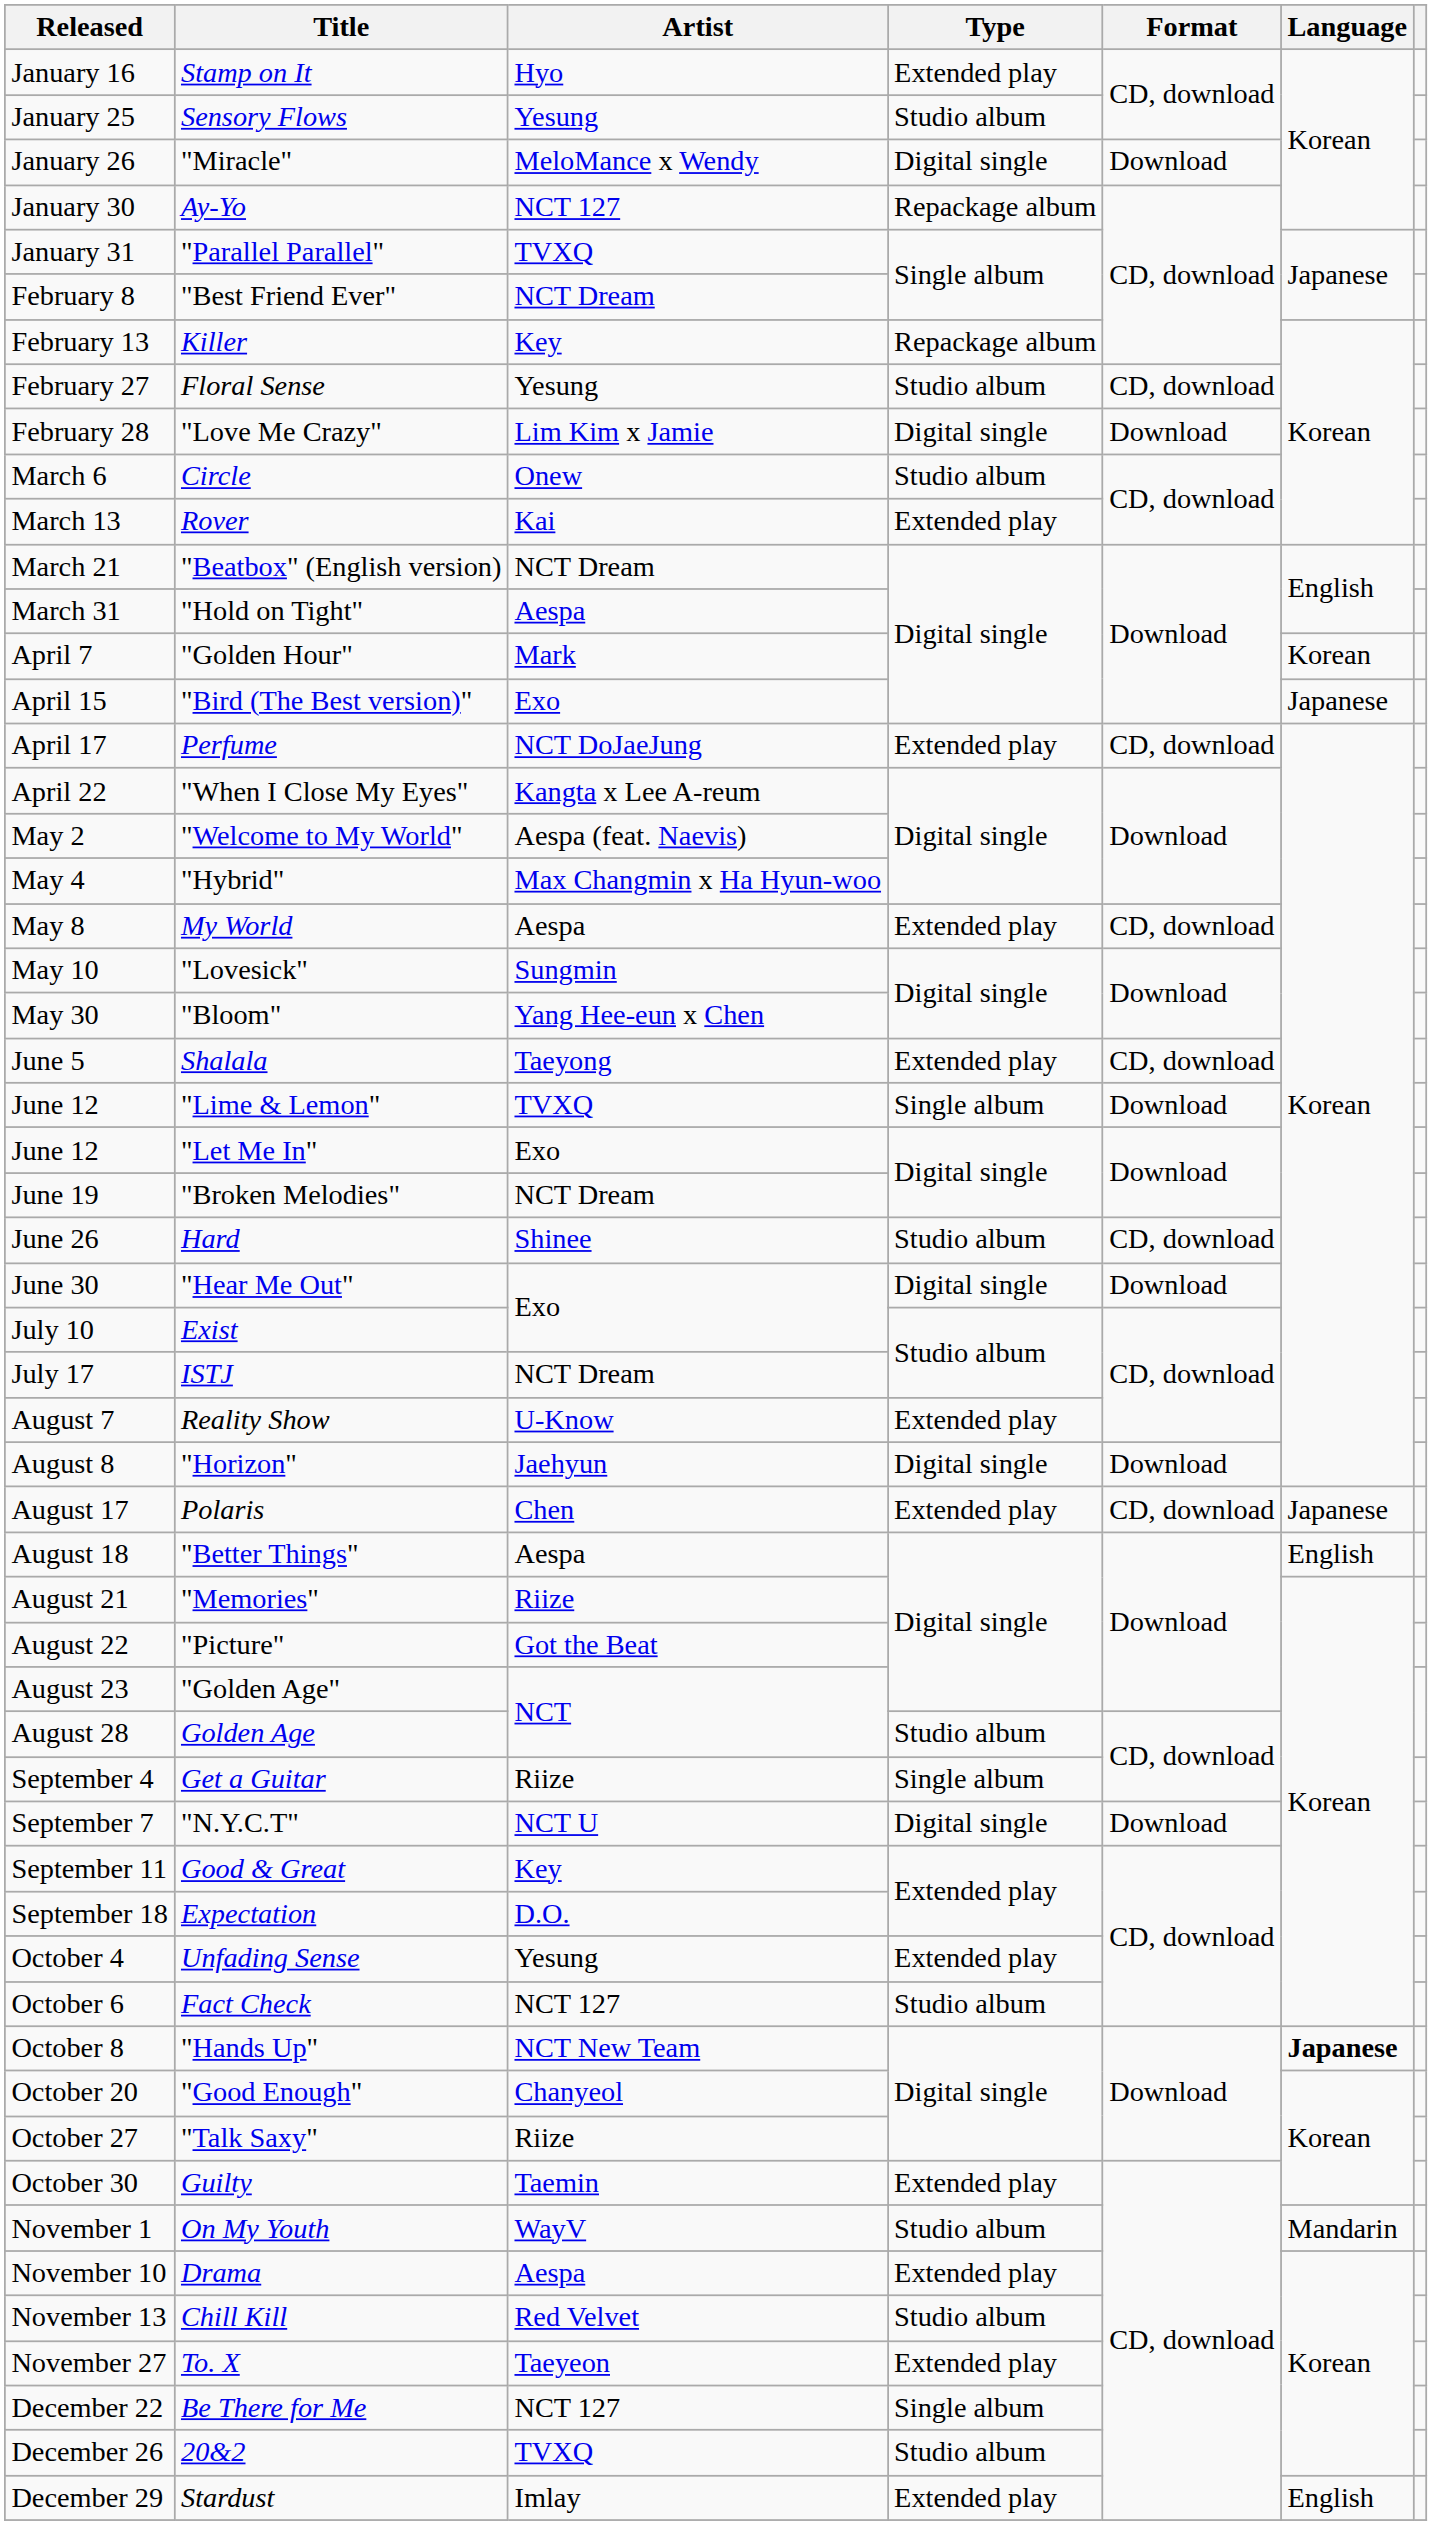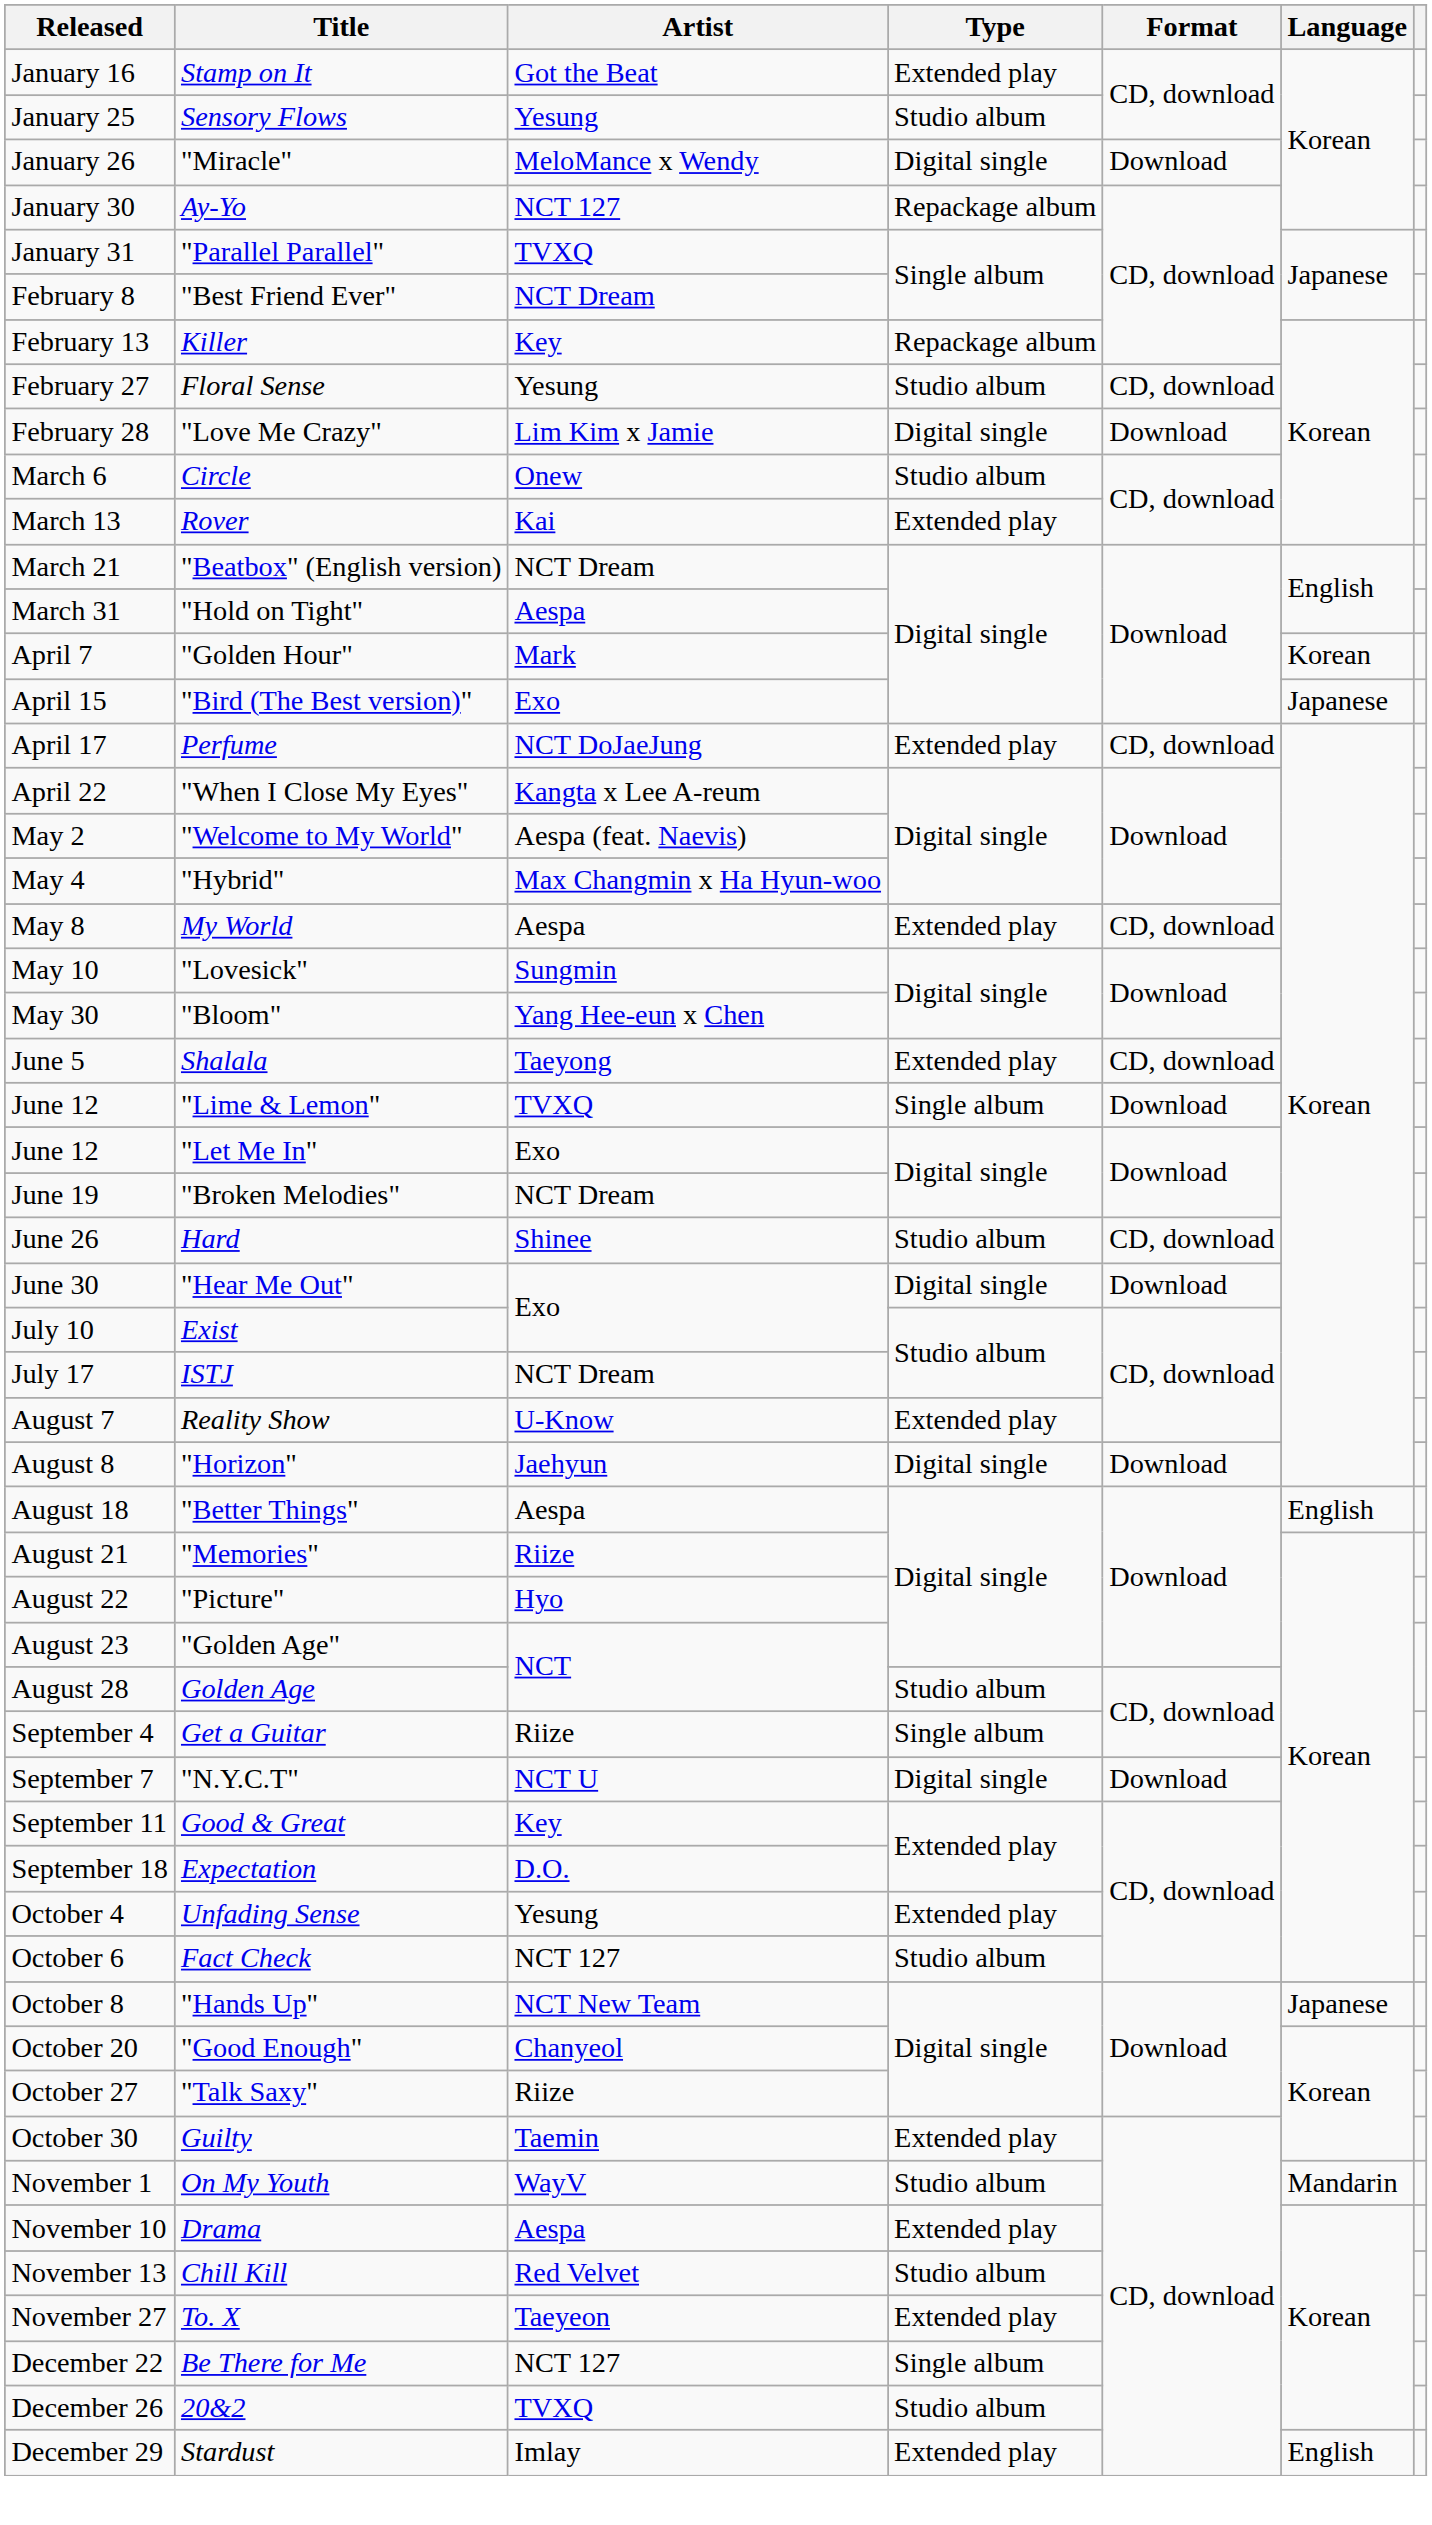(539, 71) Hyo -> (586, 71) Got the Beat
- row: (223, 1509)
(586, 1643) Got the Beat -> (539, 1598) Hyo
(1343, 2048) bold -> (1338, 2003) normal
